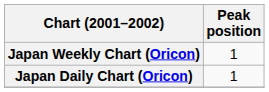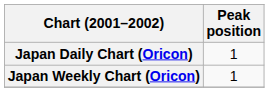rows swapped: (104, 76) <-> (104, 53)
